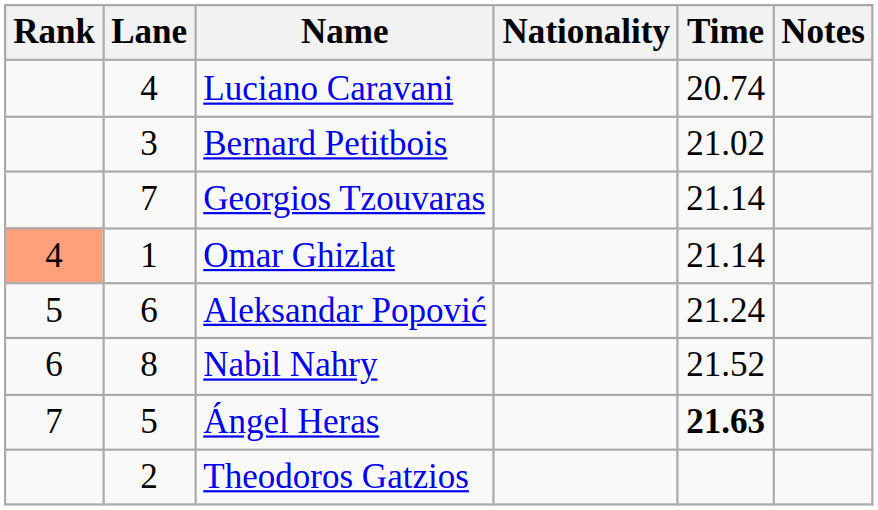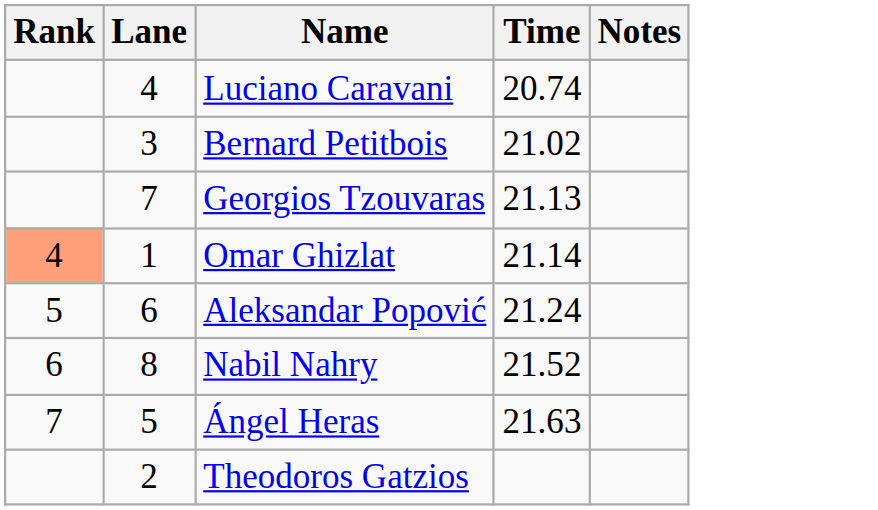- column: (586, 32)
(726, 198) 21.14 -> (542, 198) 21.13
(726, 421) bold -> (542, 421) normal
